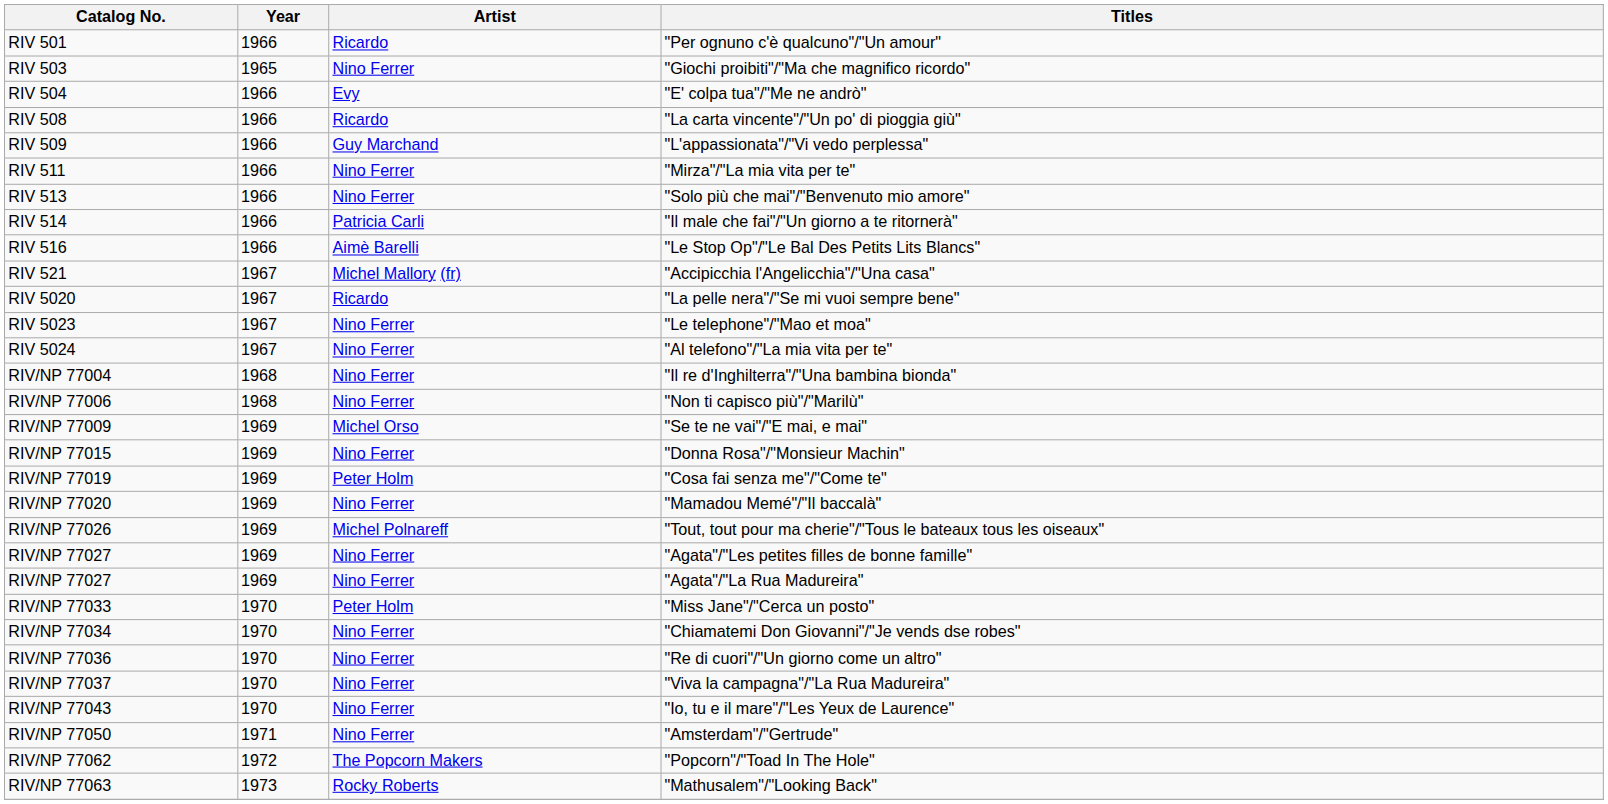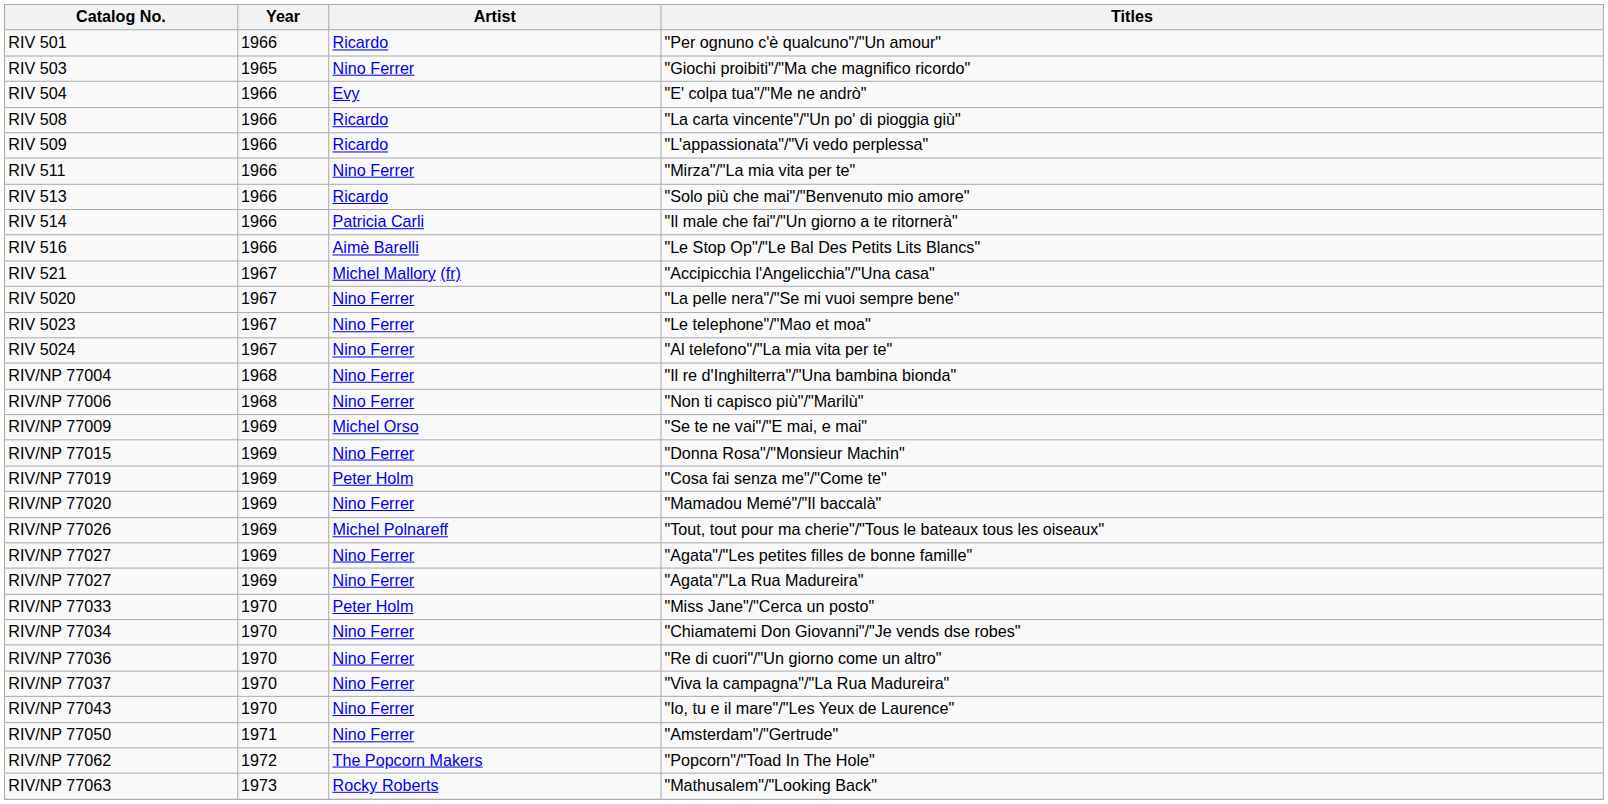(386, 145) Guy Marchand -> (360, 145) Ricardo
(373, 196) Nino Ferrer -> (360, 196) Ricardo
(360, 299) Ricardo -> (373, 299) Nino Ferrer
